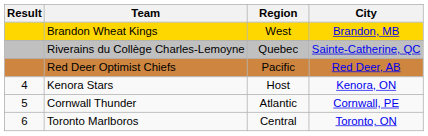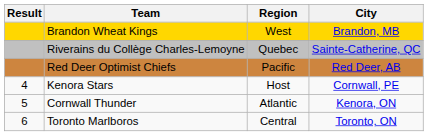(366, 85) Kenora, ON -> (366, 85) Cornwall, PE
(366, 103) Cornwall, PE -> (366, 103) Kenora, ON
